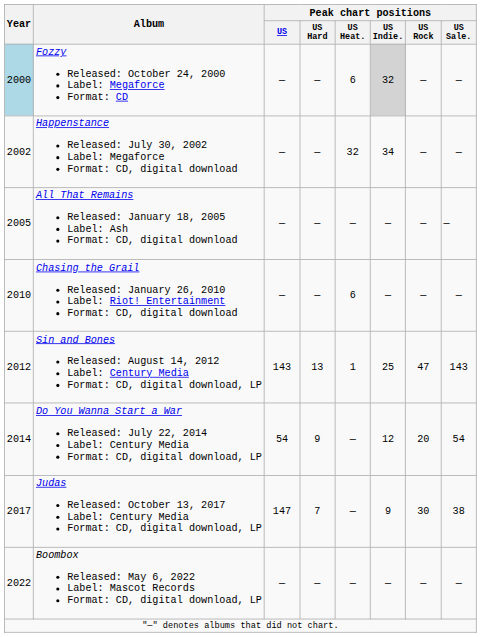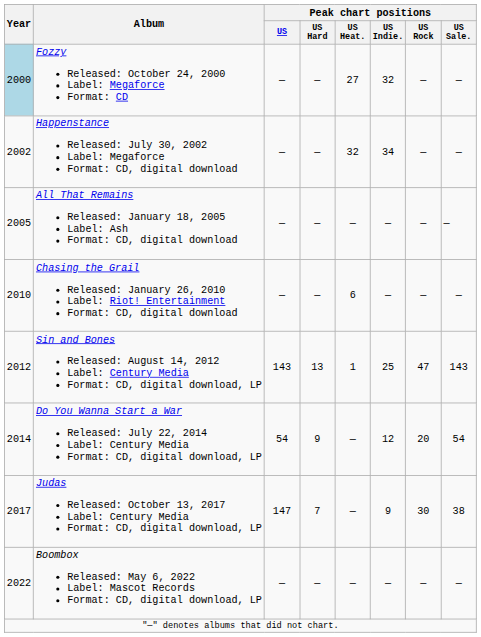(353, 80) 6 -> (353, 80) 27
(388, 80) lightgrey background -> (388, 80) no background
